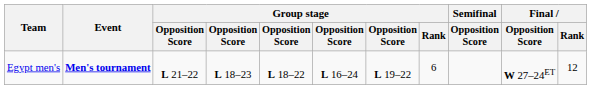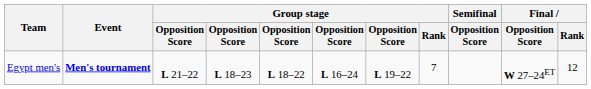(434, 68) 6 -> (434, 68) 7
